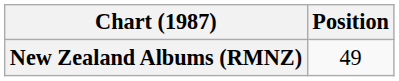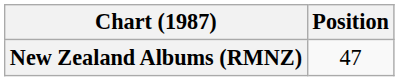(351, 57) 49 -> (351, 57) 47
